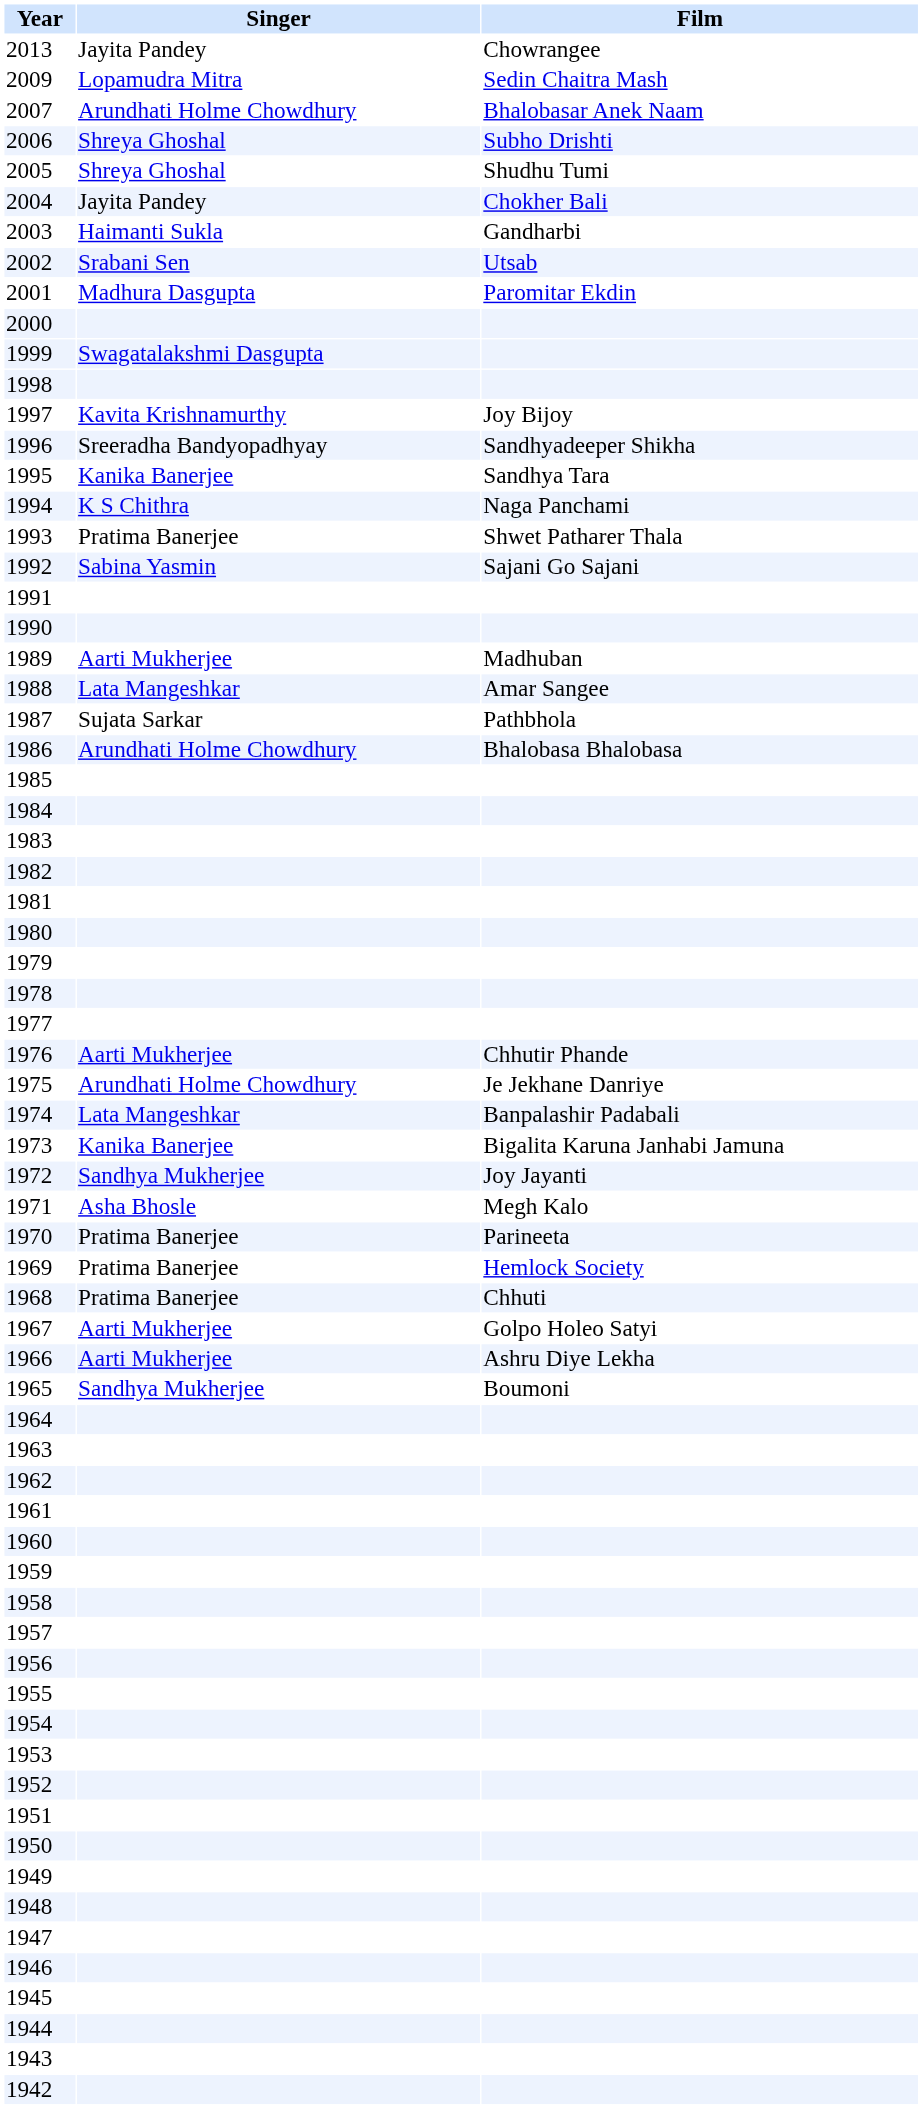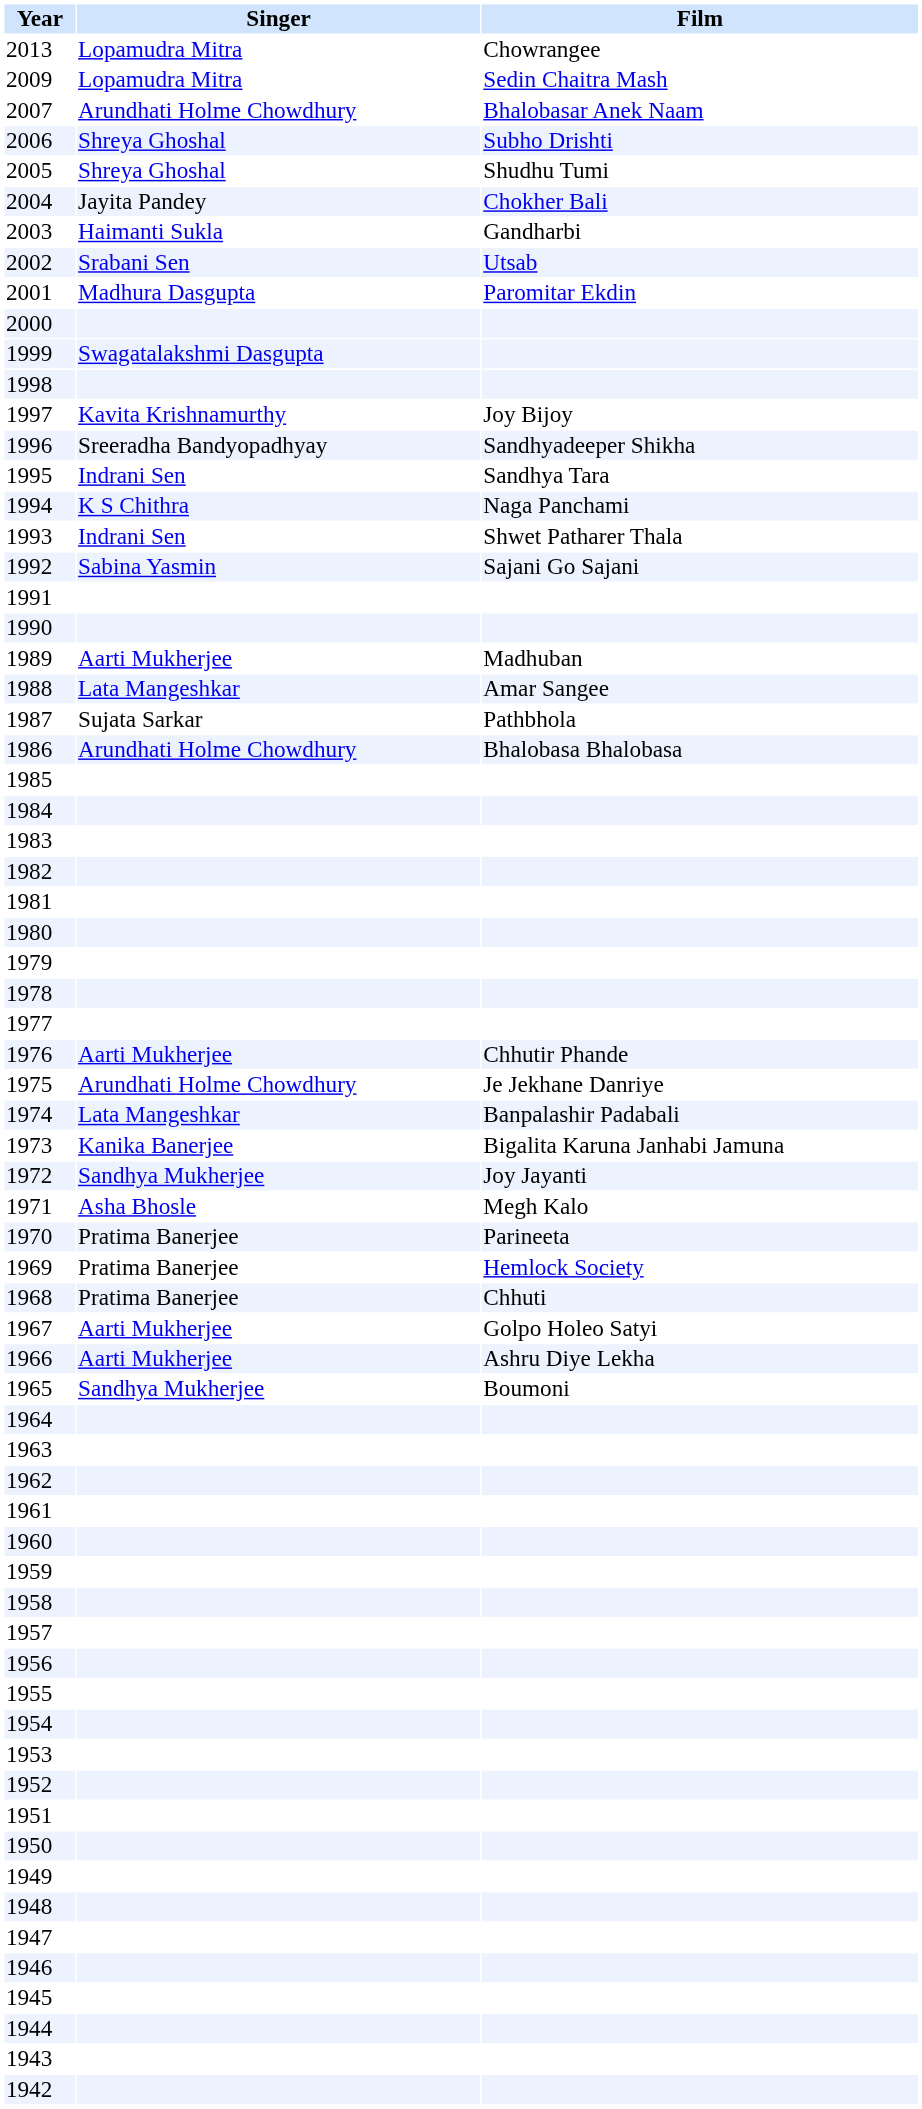(142, 49) Jayita Pandey -> (160, 49) Lopamudra Mitra
(156, 475) Kanika Banerjee -> (132, 475) Indrani Sen
(158, 536) Pratima Banerjee -> (132, 536) Indrani Sen
